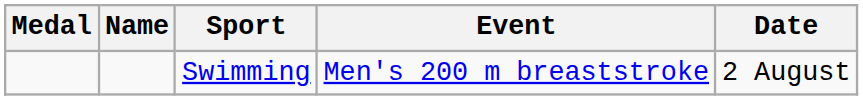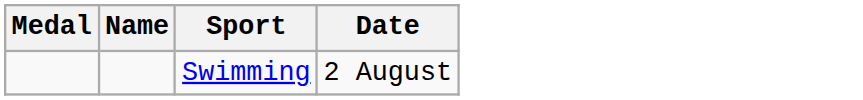- column: (516, 27)
